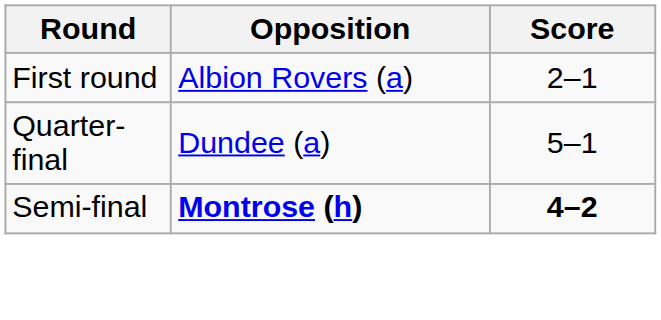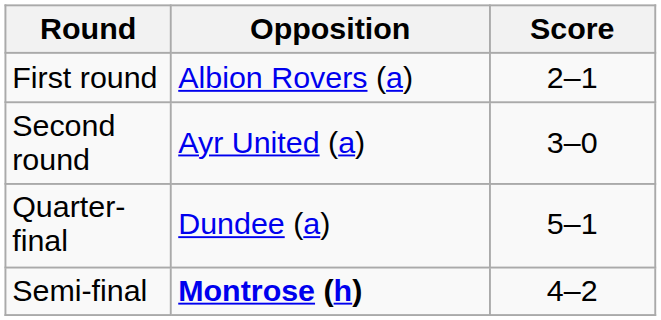+ row: (64, 142)
(572, 207) bold -> (572, 290) normal
